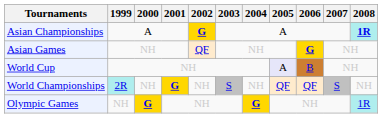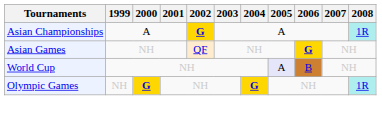(364, 31) bold -> (362, 31) normal
- row: (56, 86)
